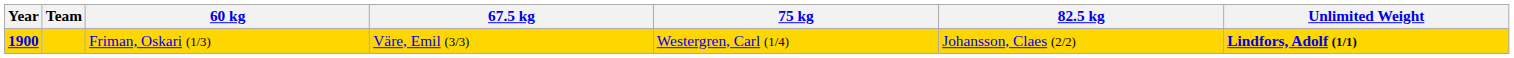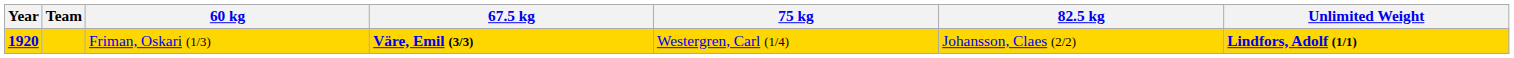(23, 41) 1900 -> (23, 41) 1920
(421, 41) normal -> (423, 41) bold
